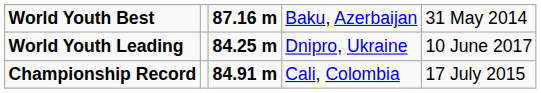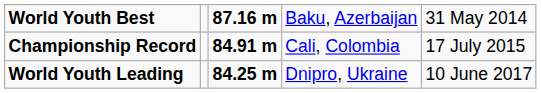rows swapped: (102, 74) <-> (96, 46)
